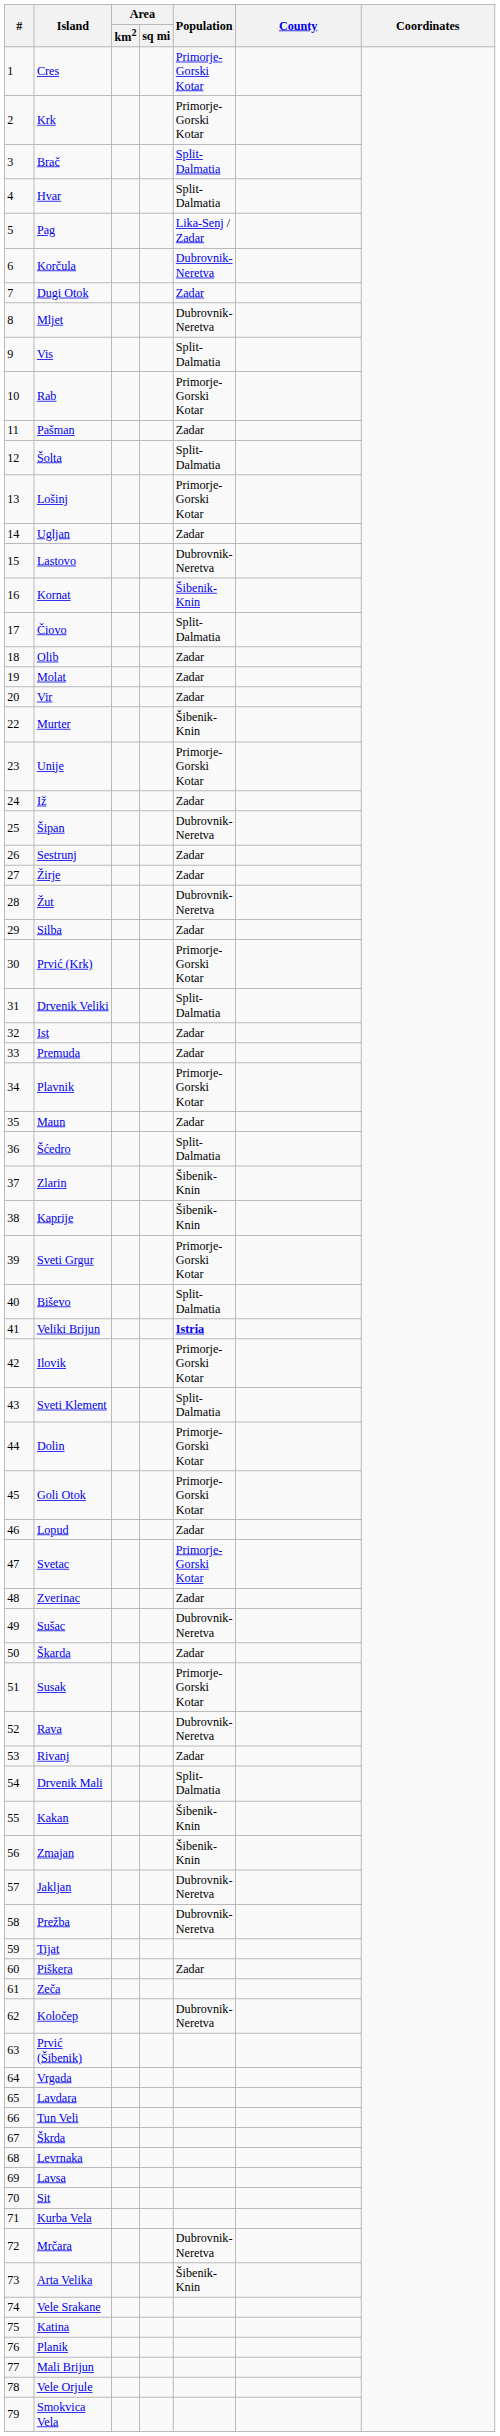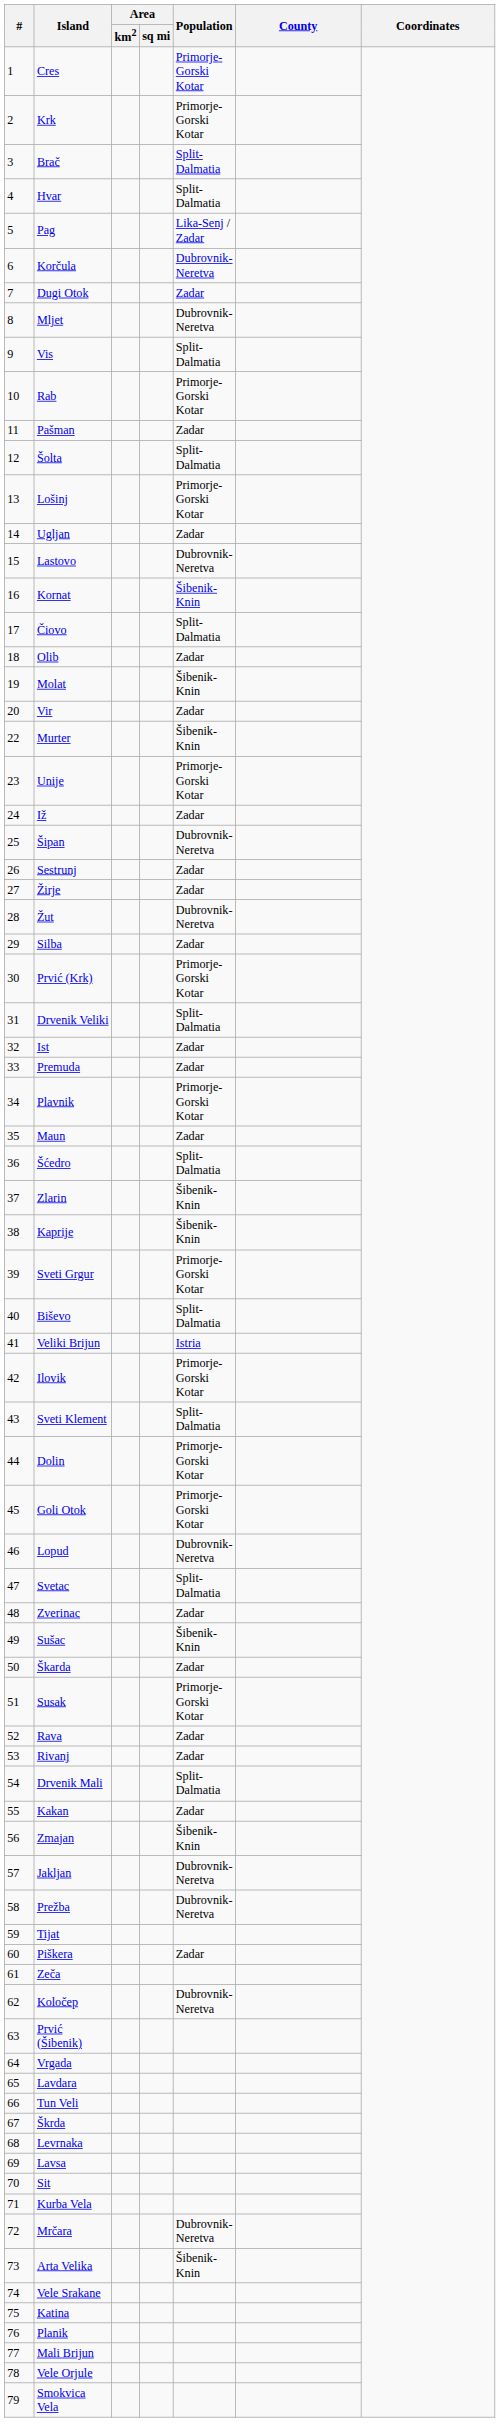(190, 677) Zadar -> (196, 684) Šibenik-Knin
(190, 1328) bold -> (188, 1343) normal
(190, 1529) Zadar -> (204, 1551) Dubrovnik-Neretva
(199, 1564) Primorje-Gorski Kotar -> (198, 1585) Split-Dalmatia
(204, 1626) Dubrovnik-Neretva -> (196, 1640) Šibenik-Knin
(204, 1729) Dubrovnik-Neretva -> (190, 1736) Zadar
(196, 1818) Šibenik-Knin -> (190, 1811) Zadar
